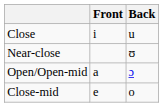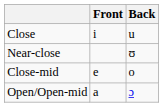rows swapped: (33, 92) <-> (47, 72)
